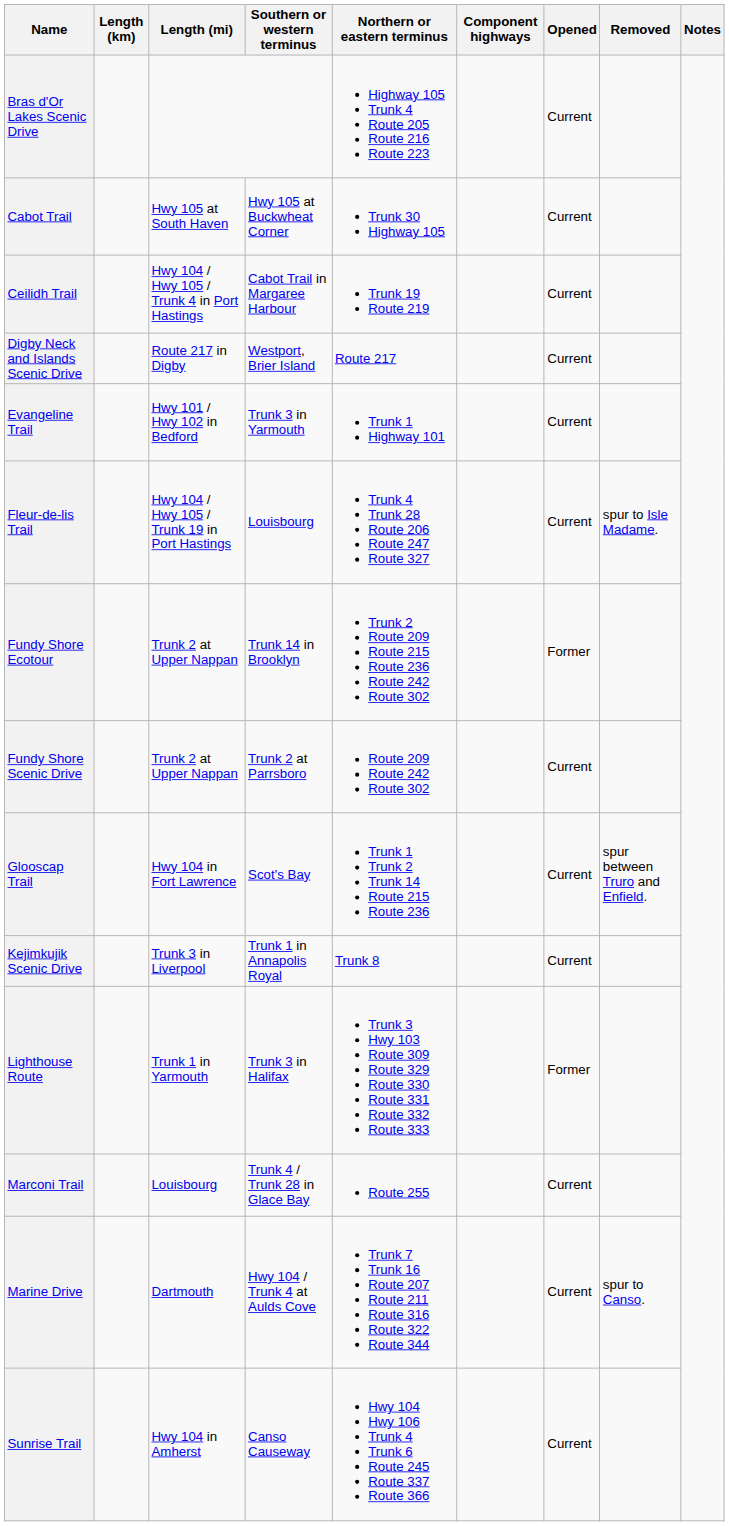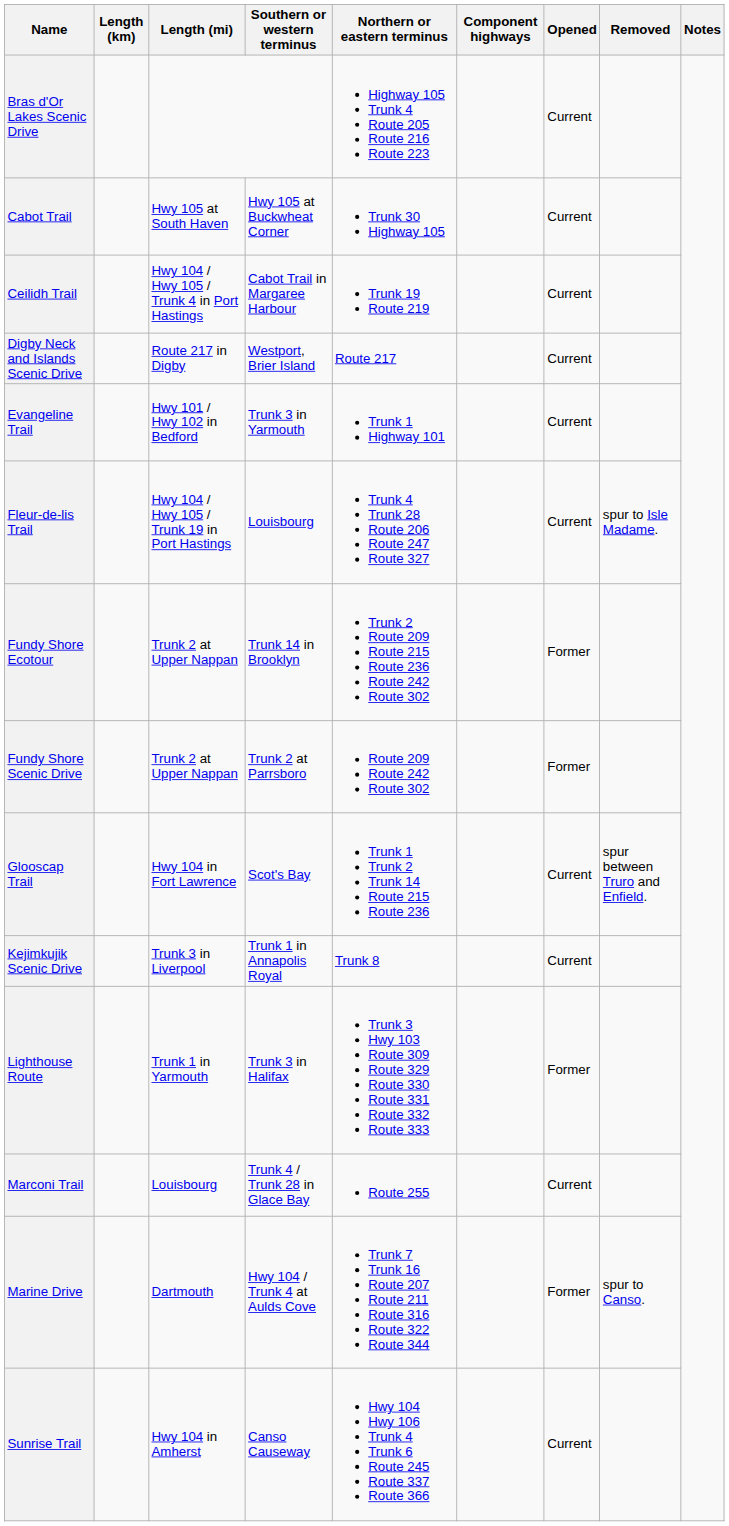(569, 767) Current -> (569, 767) Former
(569, 1292) Current -> (569, 1292) Former
